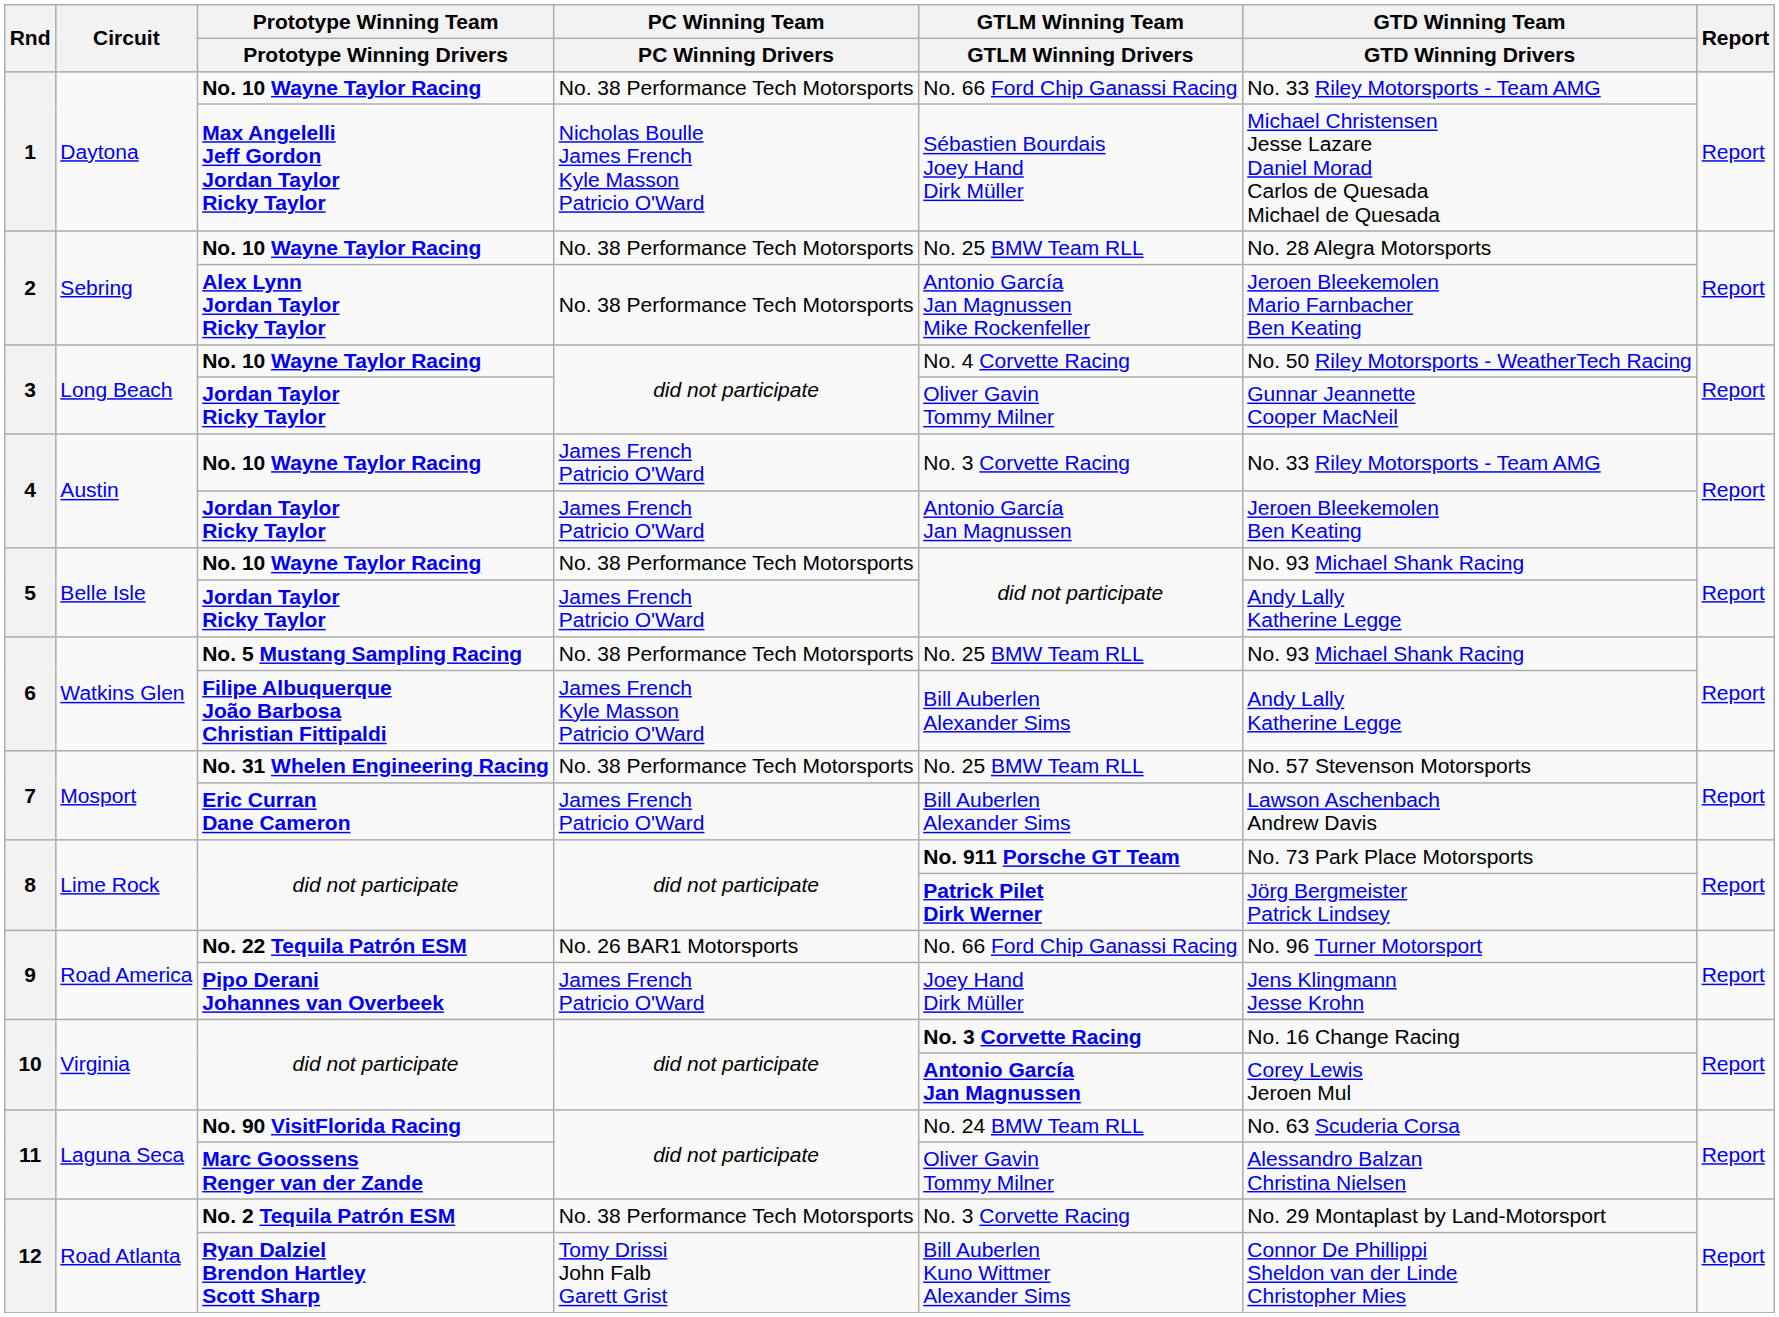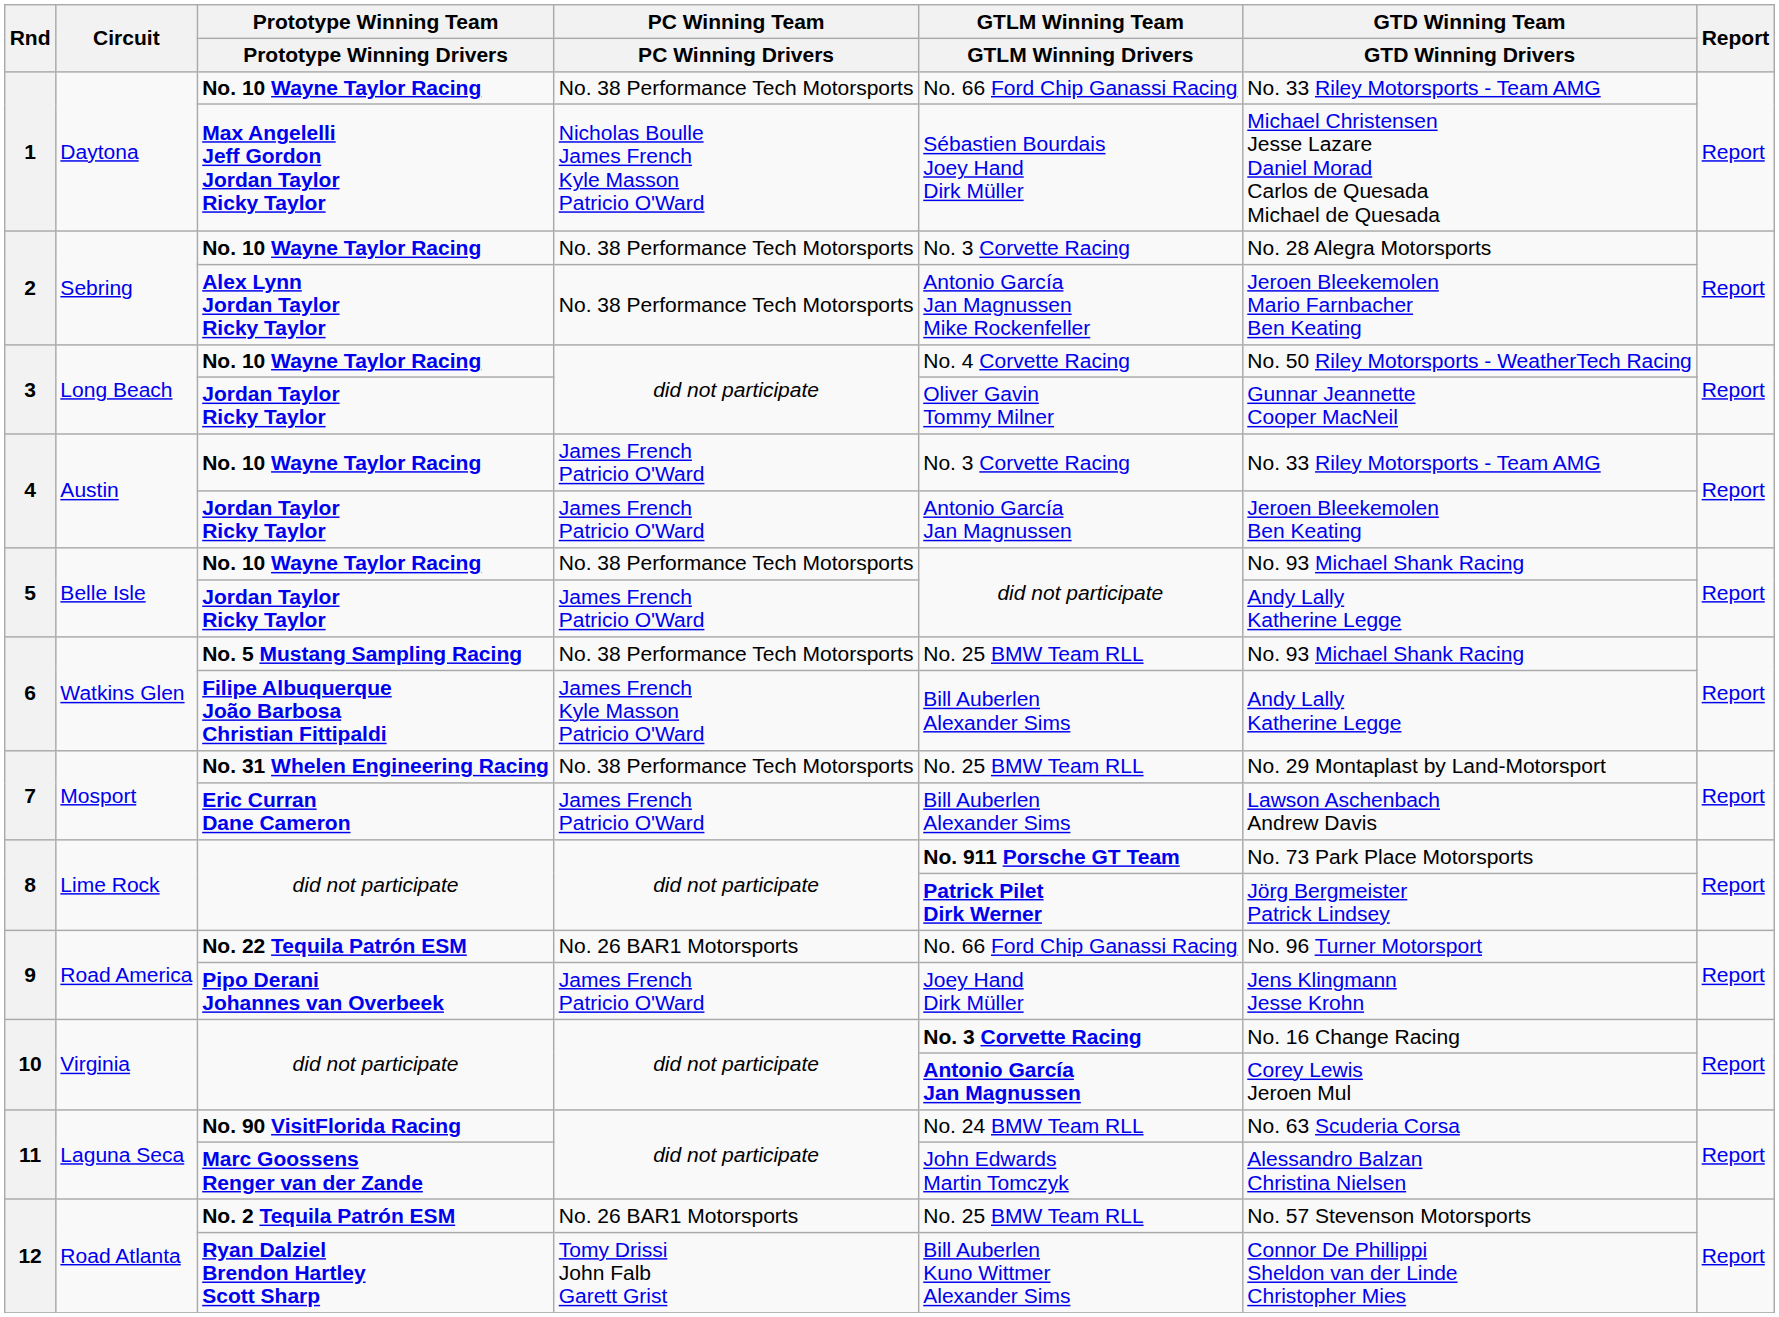(1033, 248) No. 25 BMW Team RLL -> (1027, 248) No. 3 Corvette Racing
(1389, 767) No. 57 Stevenson Motorsports -> (1427, 767) No. 29 Montaplast by Land-Motorsport
(989, 1171) Oliver Gavin Tommy Milner -> (996, 1171) John Edwards Martin Tomczyk
(736, 1216) No. 38 Performance Tech Motorsports -> (678, 1216) No. 26 BAR1 Motorsports
(1027, 1216) No. 3 Corvette Racing -> (1033, 1216) No. 25 BMW Team RLL
(1427, 1216) No. 29 Montaplast by Land-Motorsport -> (1389, 1216) No. 57 Stevenson Motorsports
